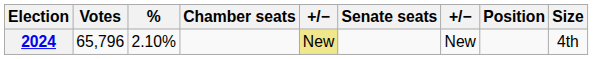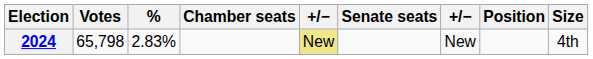(100, 41) 65,796 -> (100, 41) 65,798
(154, 41) 2.10% -> (154, 41) 2.83%
